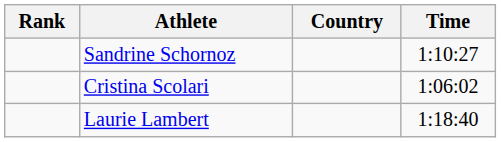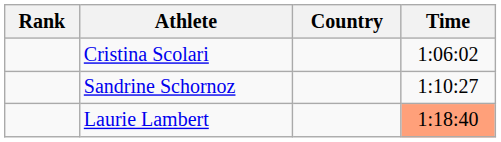rows swapped: (146, 87) <-> (160, 54)
(448, 120) no background -> (448, 120) lightsalmon background
